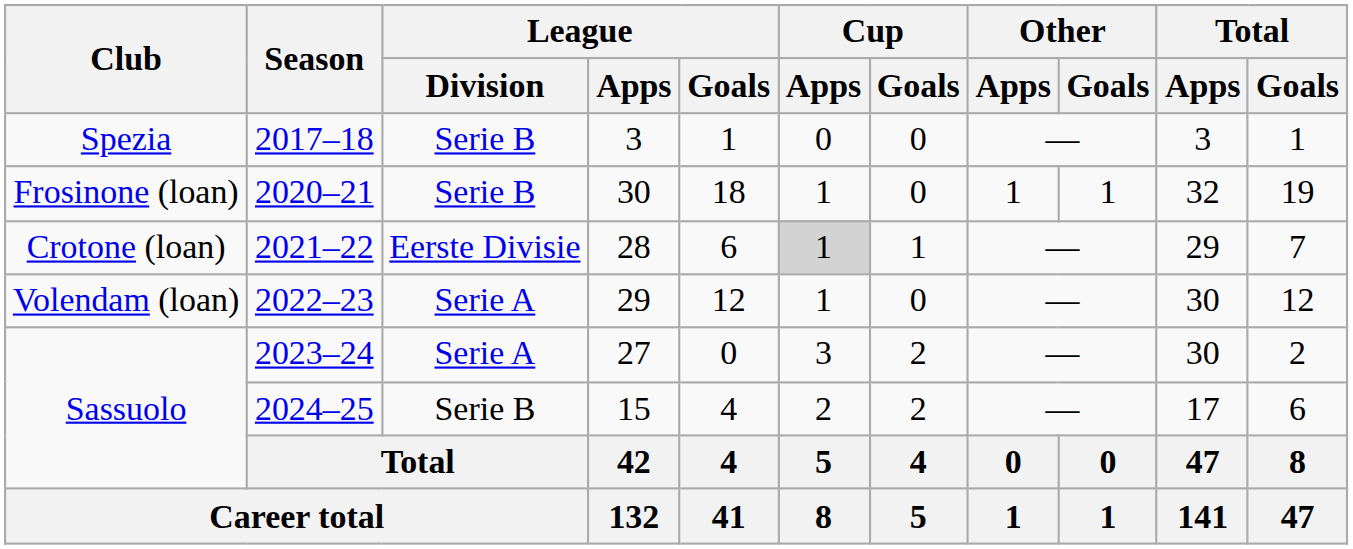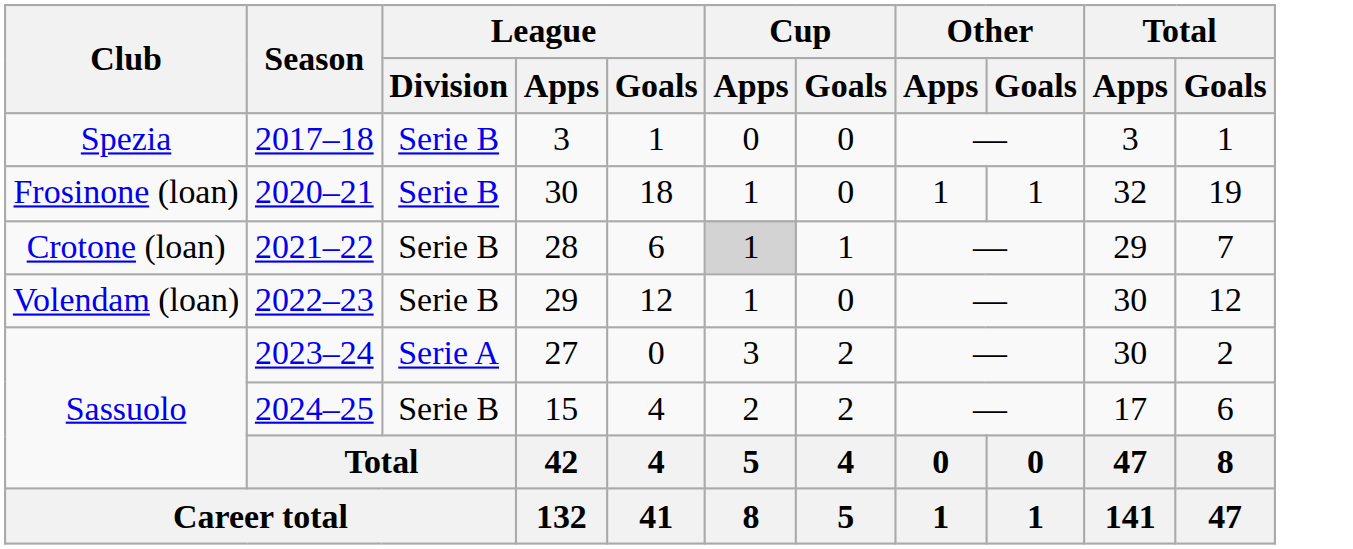(485, 246) Eerste Divisie -> (449, 246) Serie B
(485, 300) Serie A -> (449, 300) Serie B
